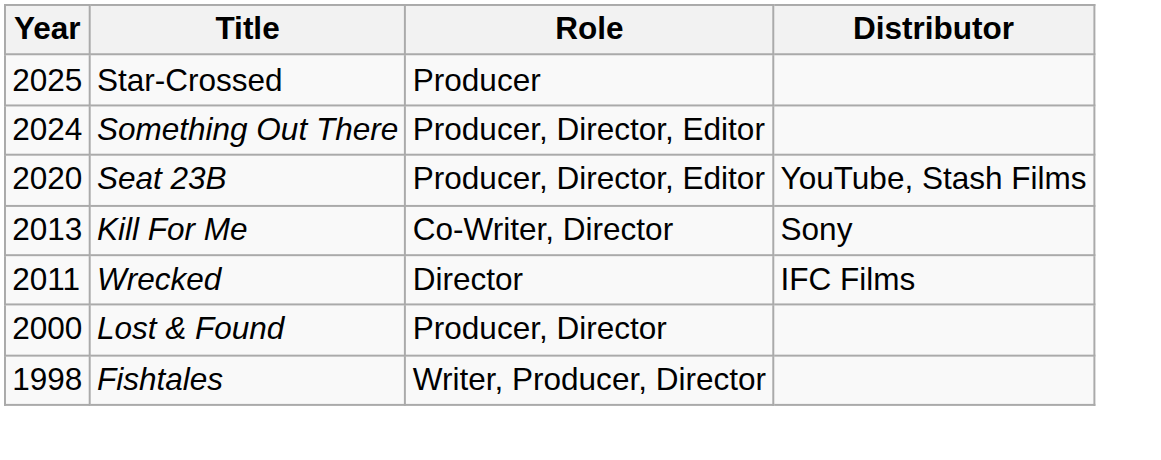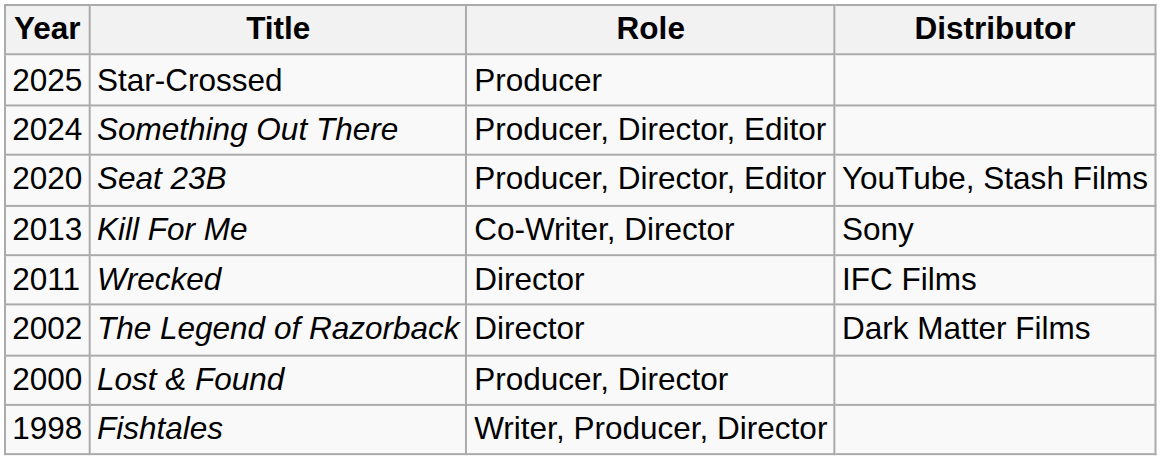+ row: (278, 329)
